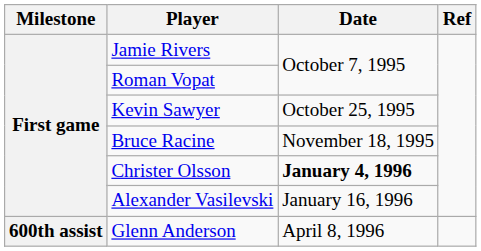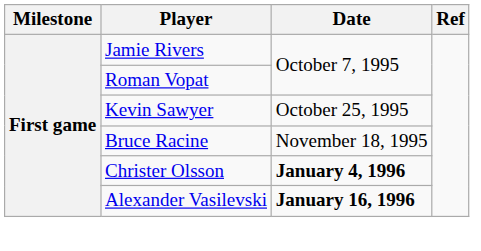(347, 200) normal -> (345, 200) bold
- row: (174, 230)
